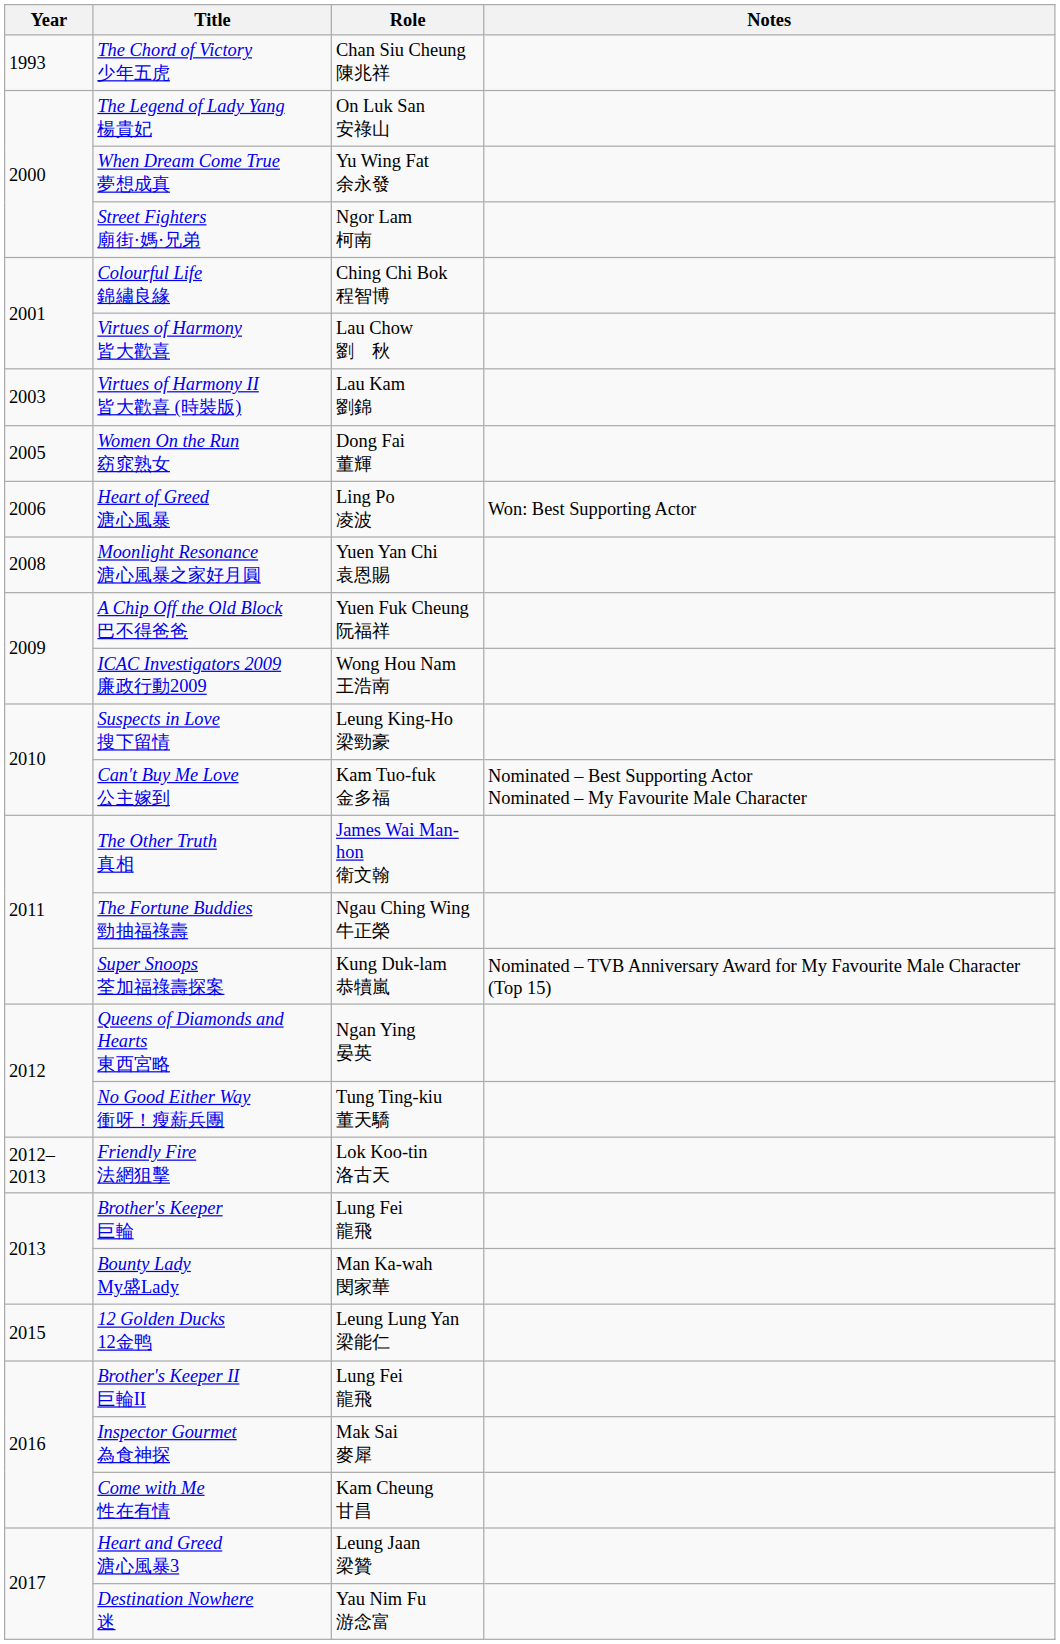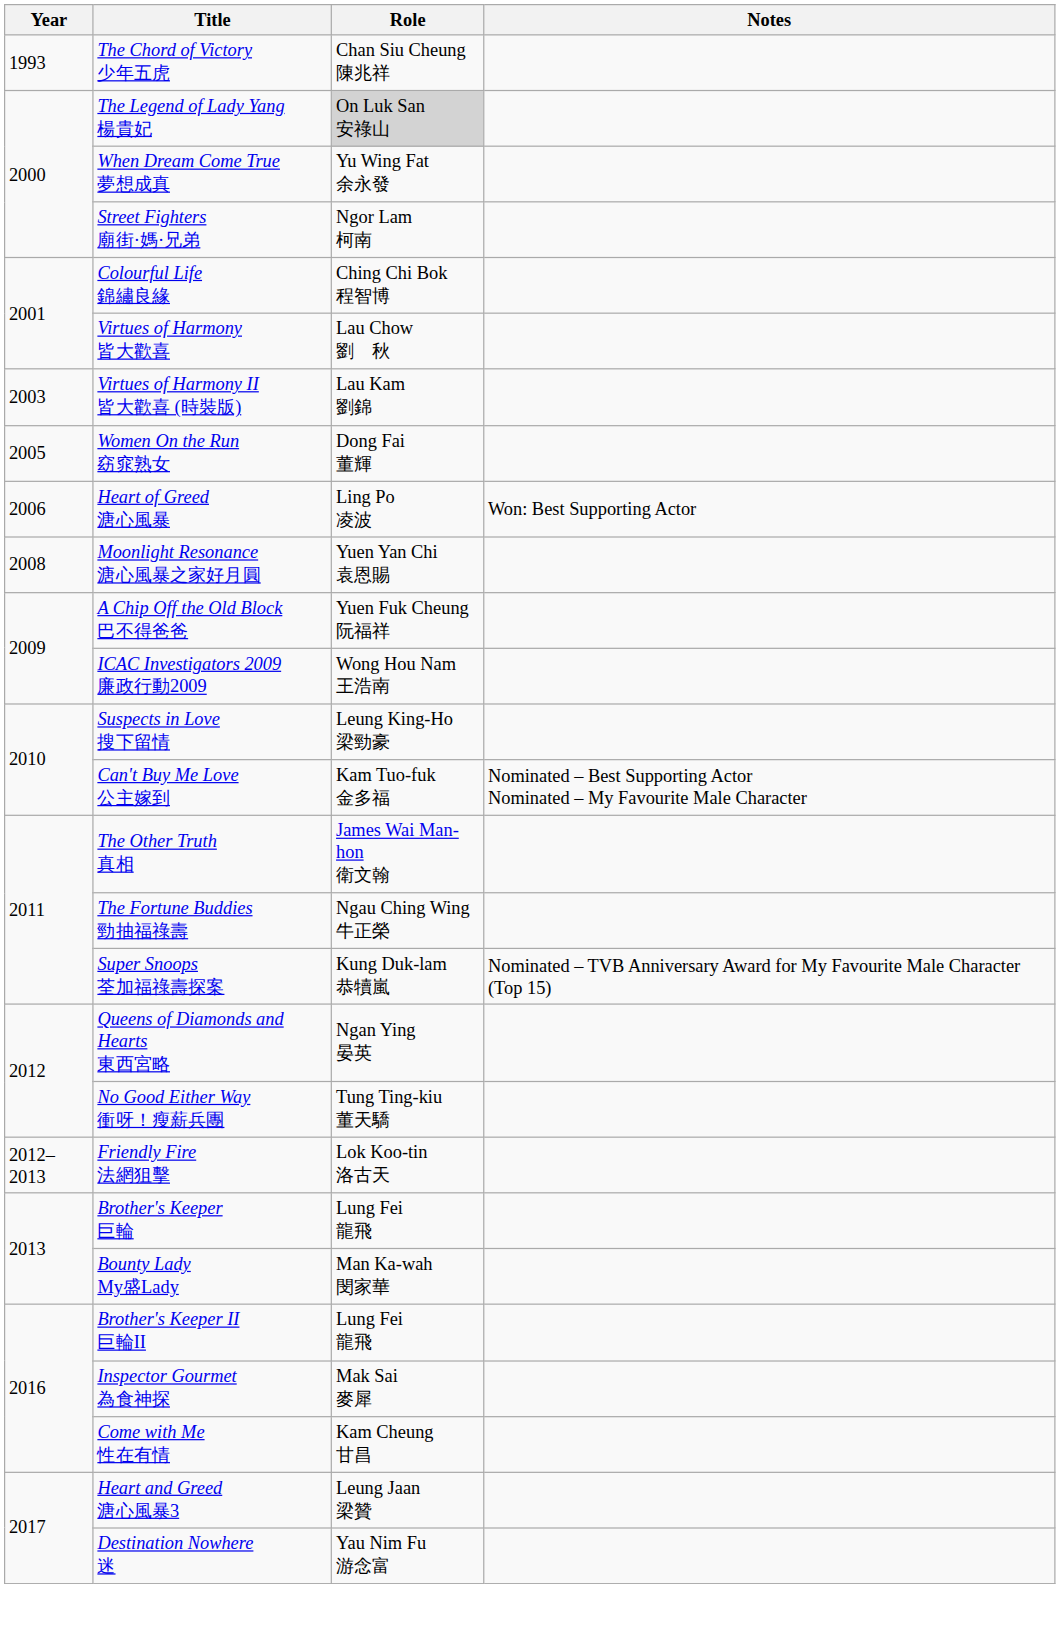(380, 117) no background -> (380, 117) lightgrey background
- row: (161, 1331)
